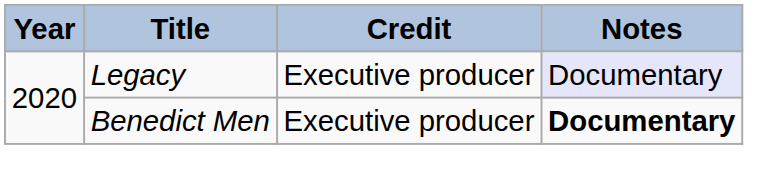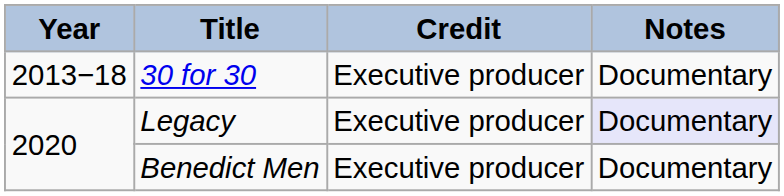+ row: (198, 75)
(642, 121) bold -> (685, 168) normal
